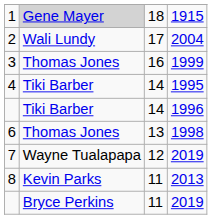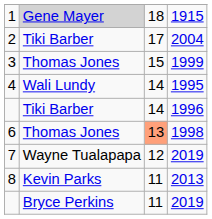(59, 39) Wali Lundy -> (58, 39) Tiki Barber
(156, 62) 16 -> (156, 62) 15
(58, 86) Tiki Barber -> (59, 86) Wali Lundy
(156, 132) no background -> (156, 132) lightsalmon background
